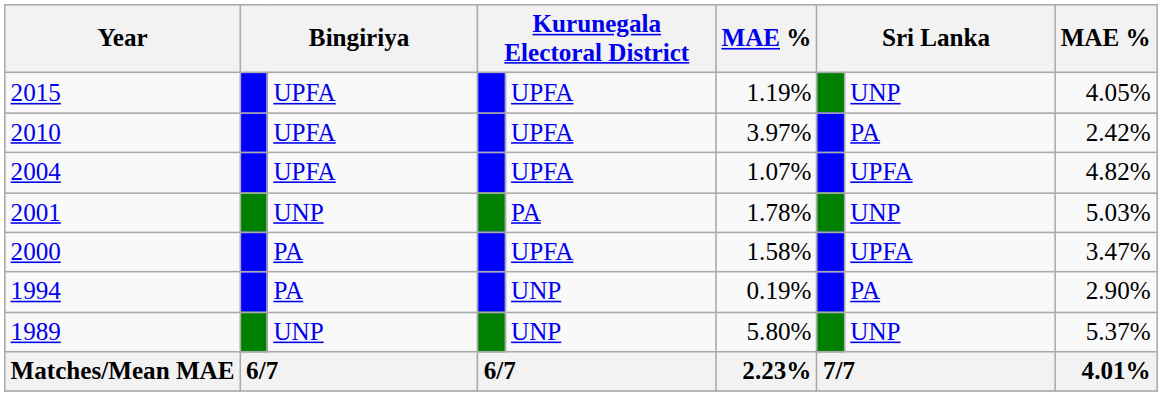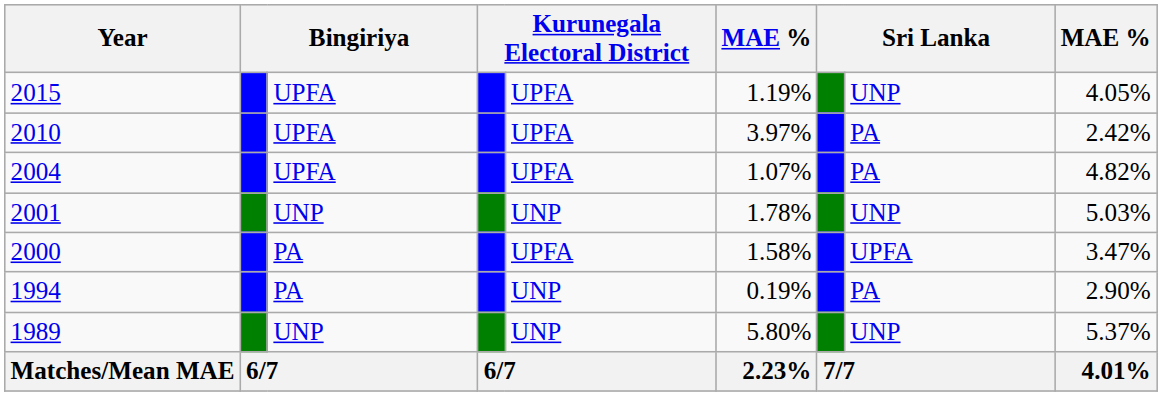(881, 172) UPFA -> (865, 172) PA
(526, 212) PA -> (536, 212) UNP
